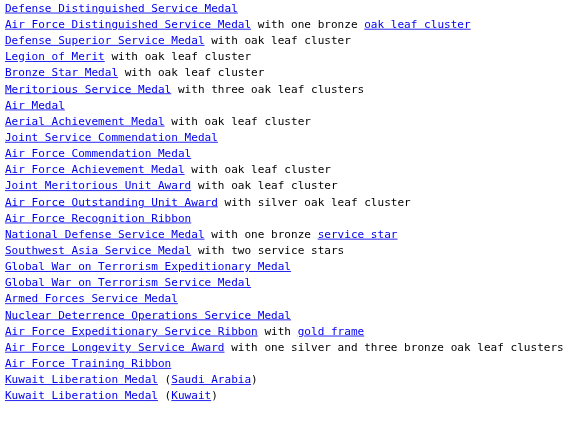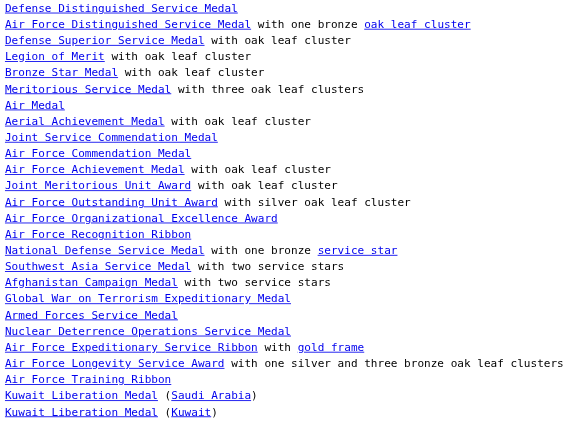+ row: (141, 218)
+ row: (168, 282)
- row: (128, 282)
